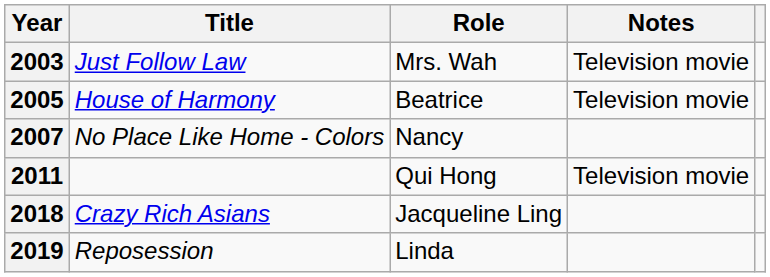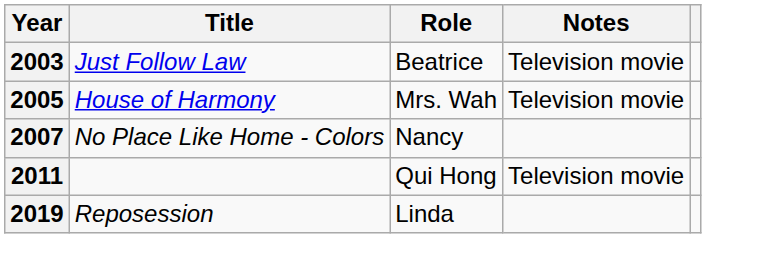(446, 61) Mrs. Wah -> (439, 61) Beatrice
(439, 99) Beatrice -> (446, 99) Mrs. Wah
- row: (37, 213)
